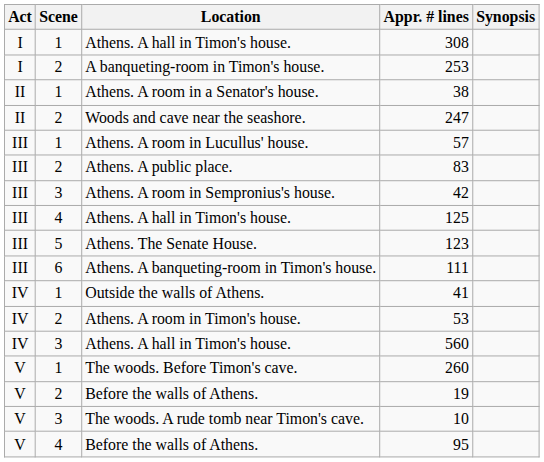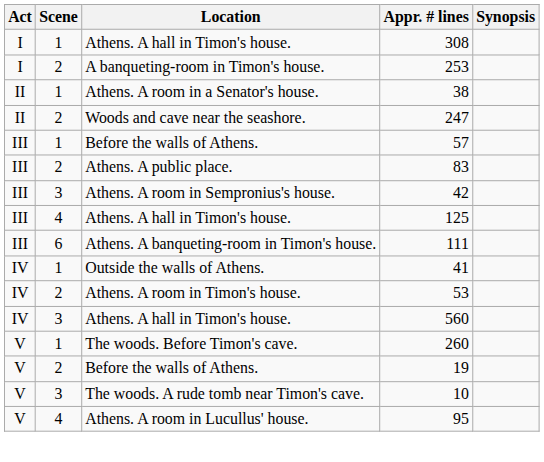(197, 142) Athens. A room in Lucullus' house. -> (172, 142) Before the walls of Athens.
- row: (457, 243)
(172, 444) Before the walls of Athens. -> (197, 419) Athens. A room in Lucullus' house.
